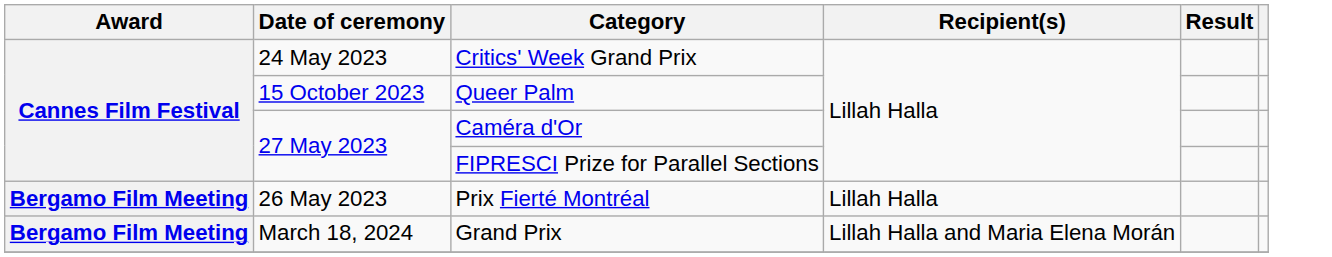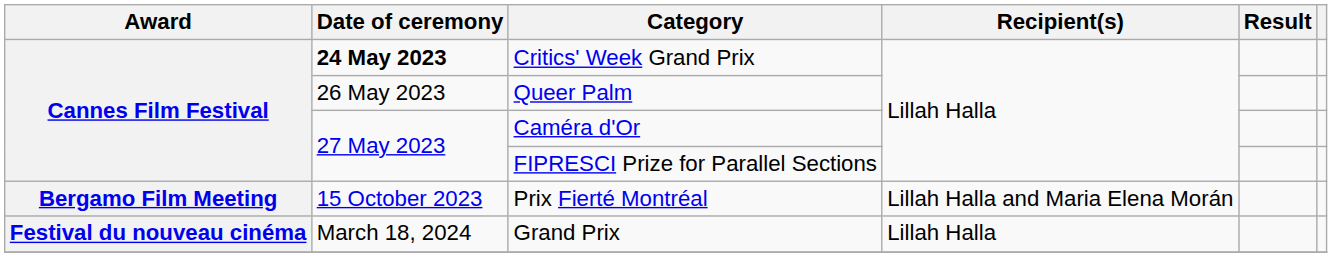(323, 57) normal -> (382, 57) bold
(341, 92) 15 October 2023 -> (381, 92) 26 May 2023
(323, 198) 26 May 2023 -> (400, 198) 15 October 2023
(883, 198) Lillah Halla -> (1060, 198) Lillah Halla and Maria Elena Morán
(129, 233) Bergamo Film Meeting -> (158, 233) Festival du nouveau cinéma
(1002, 233) Lillah Halla and Maria Elena Morán -> (942, 233) Lillah Halla
